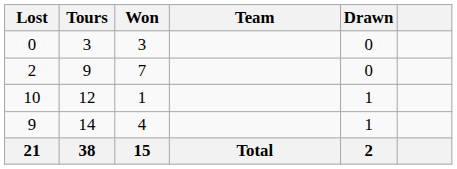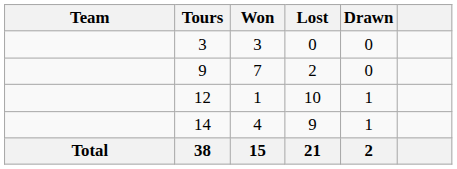columns swapped: (255, 17) <-> (32, 17)
